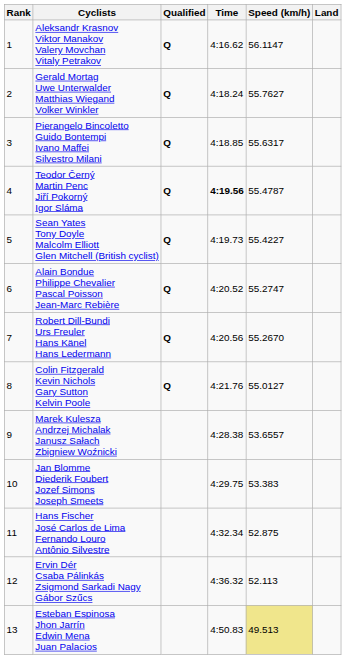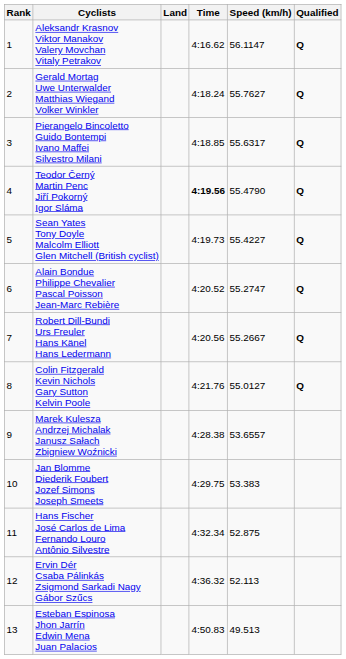columns swapped: (327, 12) <-> (184, 12)
(266, 191) 55.4787 -> (247, 191) 55.4790
(266, 337) 55.2670 -> (247, 337) 55.2667
(263, 630) khaki background -> (245, 630) no background
